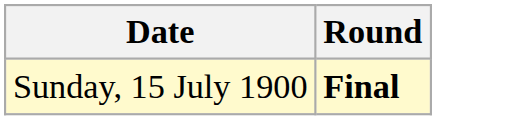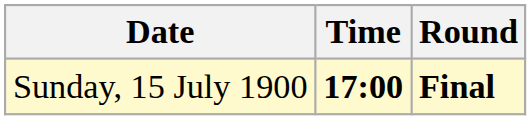+ column: (363, 31)
